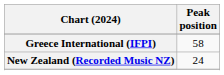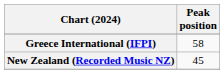(198, 60) 24 -> (198, 60) 45
